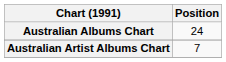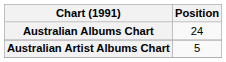(197, 48) 7 -> (197, 48) 5
